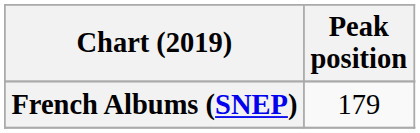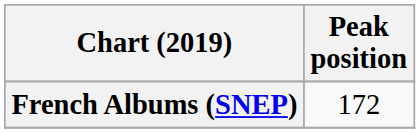(359, 104) 179 -> (359, 104) 172
